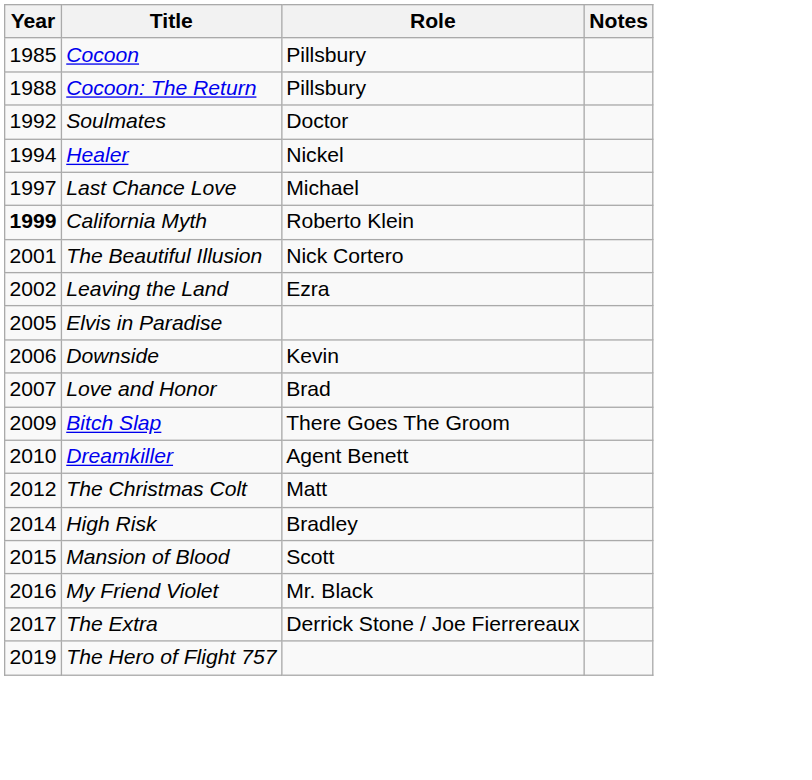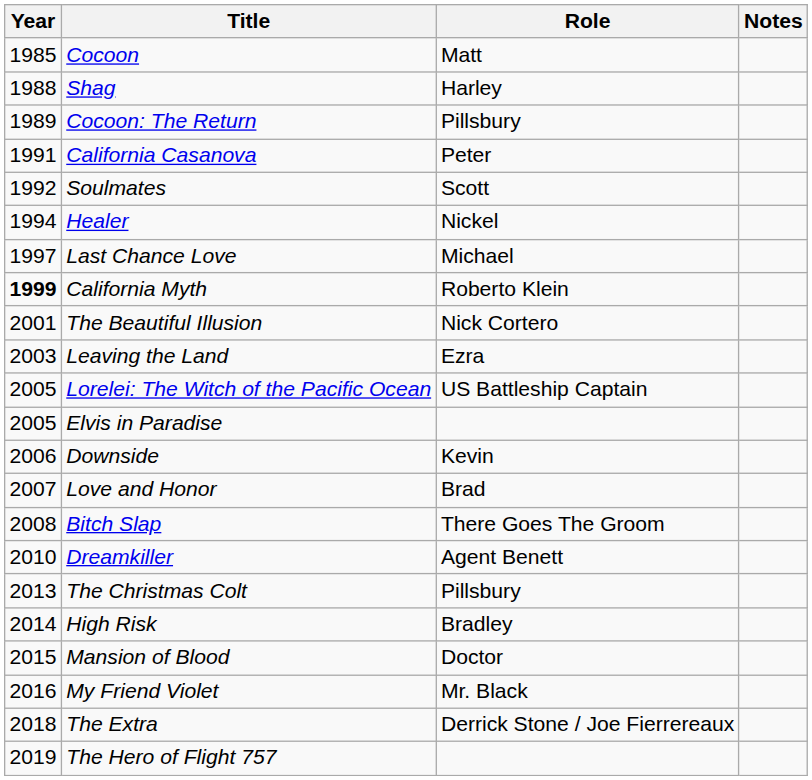(326, 54) Pillsbury -> (461, 54) Matt
+ row: (91, 88)
(33, 88) 1988 -> (33, 121) 1989
+ row: (161, 155)
(317, 121) Doctor -> (465, 188) Scott
(33, 289) 2002 -> (33, 356) 2003
+ row: (249, 389)
(33, 423) 2009 -> (33, 523) 2008
(33, 490) 2012 -> (33, 590) 2013
(307, 490) Matt -> (481, 590) Pillsbury
(310, 557) Scott -> (472, 657) Doctor
(33, 624) 2017 -> (33, 724) 2018
